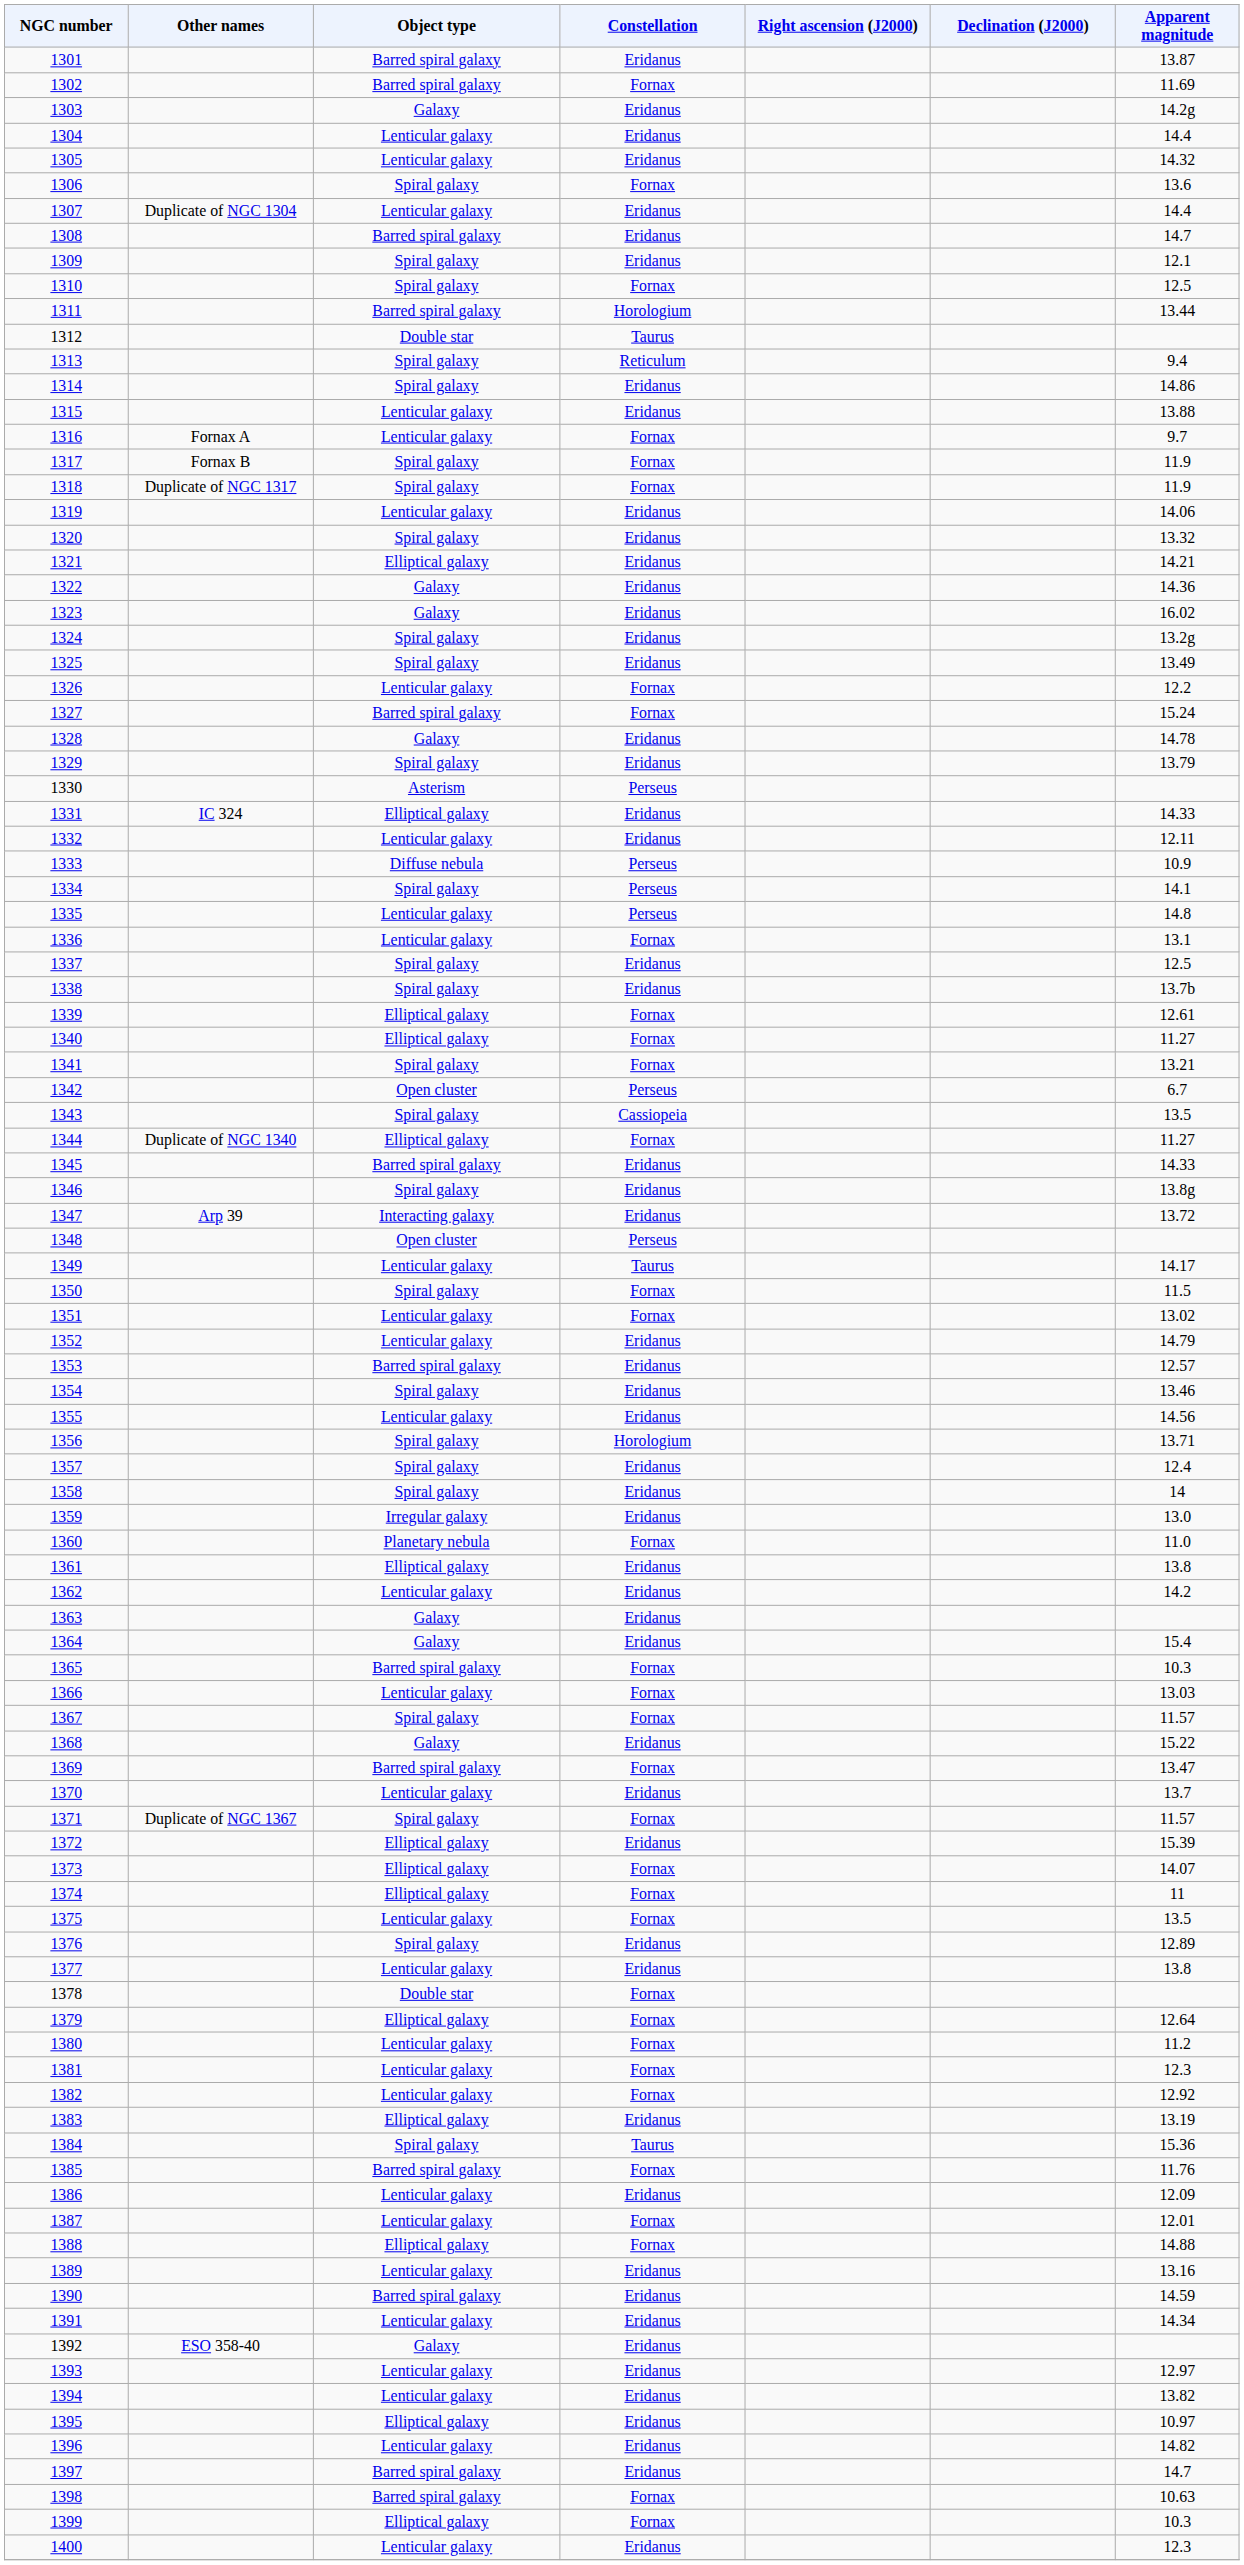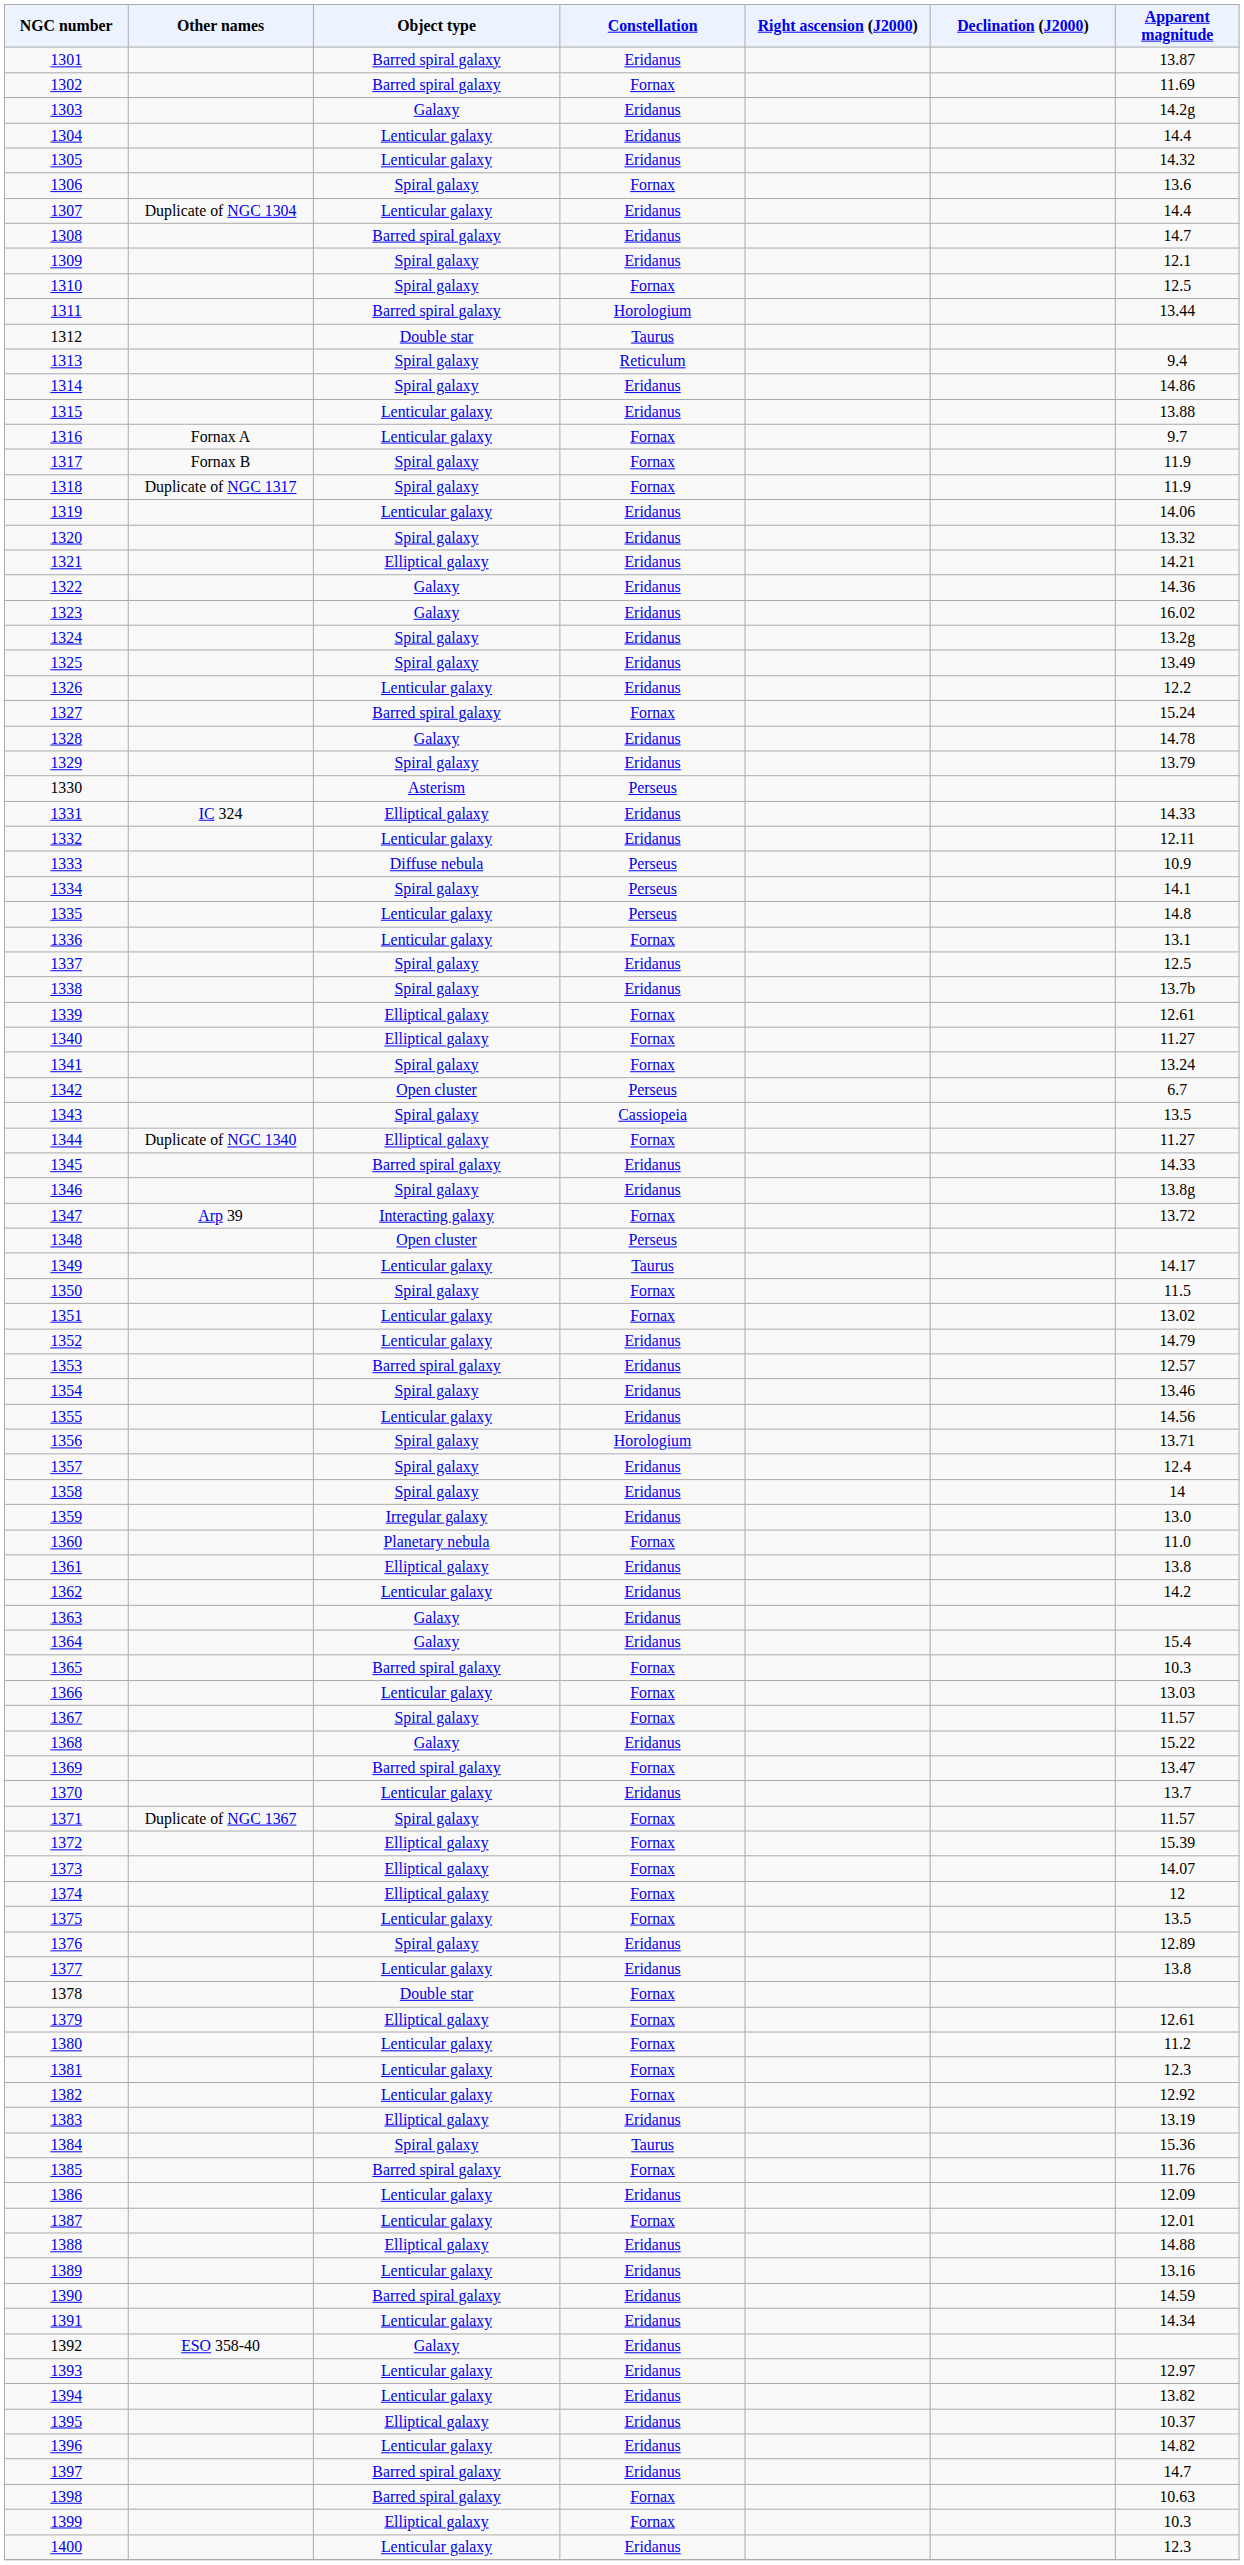(653, 688) Fornax -> (653, 688) Eridanus
(1177, 1064) 13.21 -> (1177, 1064) 13.24
(653, 1215) Eridanus -> (653, 1215) Fornax
(653, 1843) Eridanus -> (653, 1843) Fornax
(1177, 1893) 11 -> (1177, 1893) 12
(1177, 2019) 12.64 -> (1177, 2019) 12.61
(653, 2245) Fornax -> (653, 2245) Eridanus
(1177, 2421) 10.97 -> (1177, 2421) 10.37
